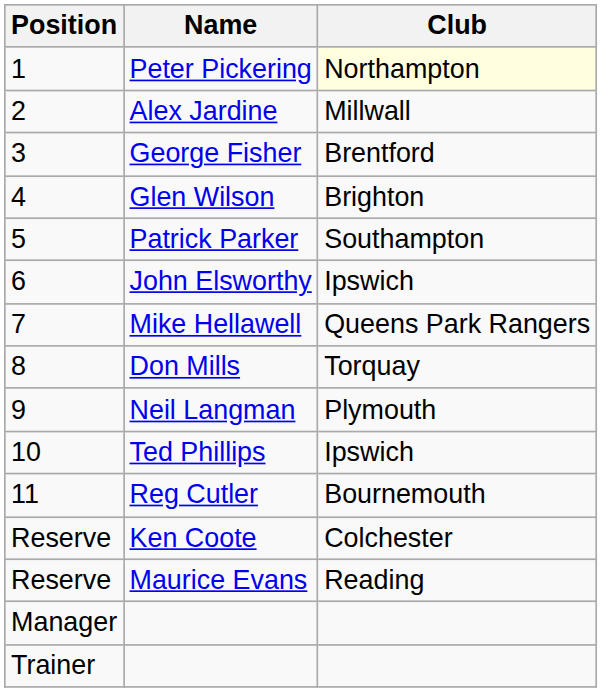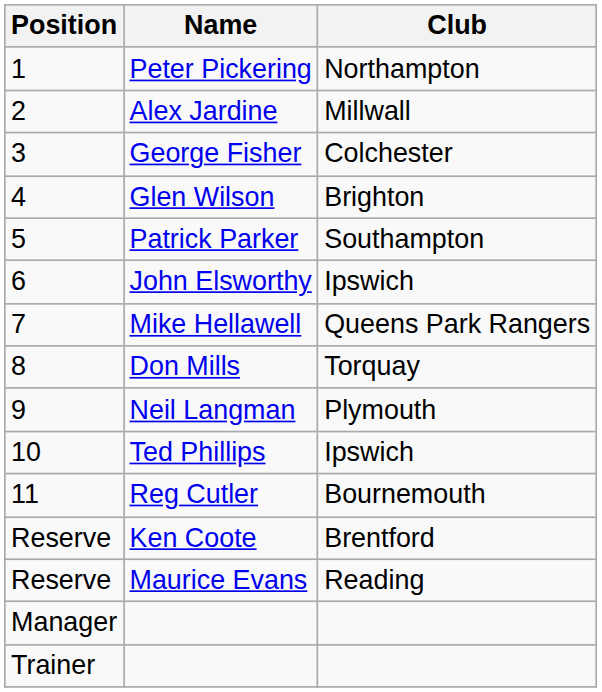(402, 68) lightyellow background -> (402, 68) no background
(379, 153) Brentford -> (388, 153) Colchester
(388, 537) Colchester -> (379, 537) Brentford
